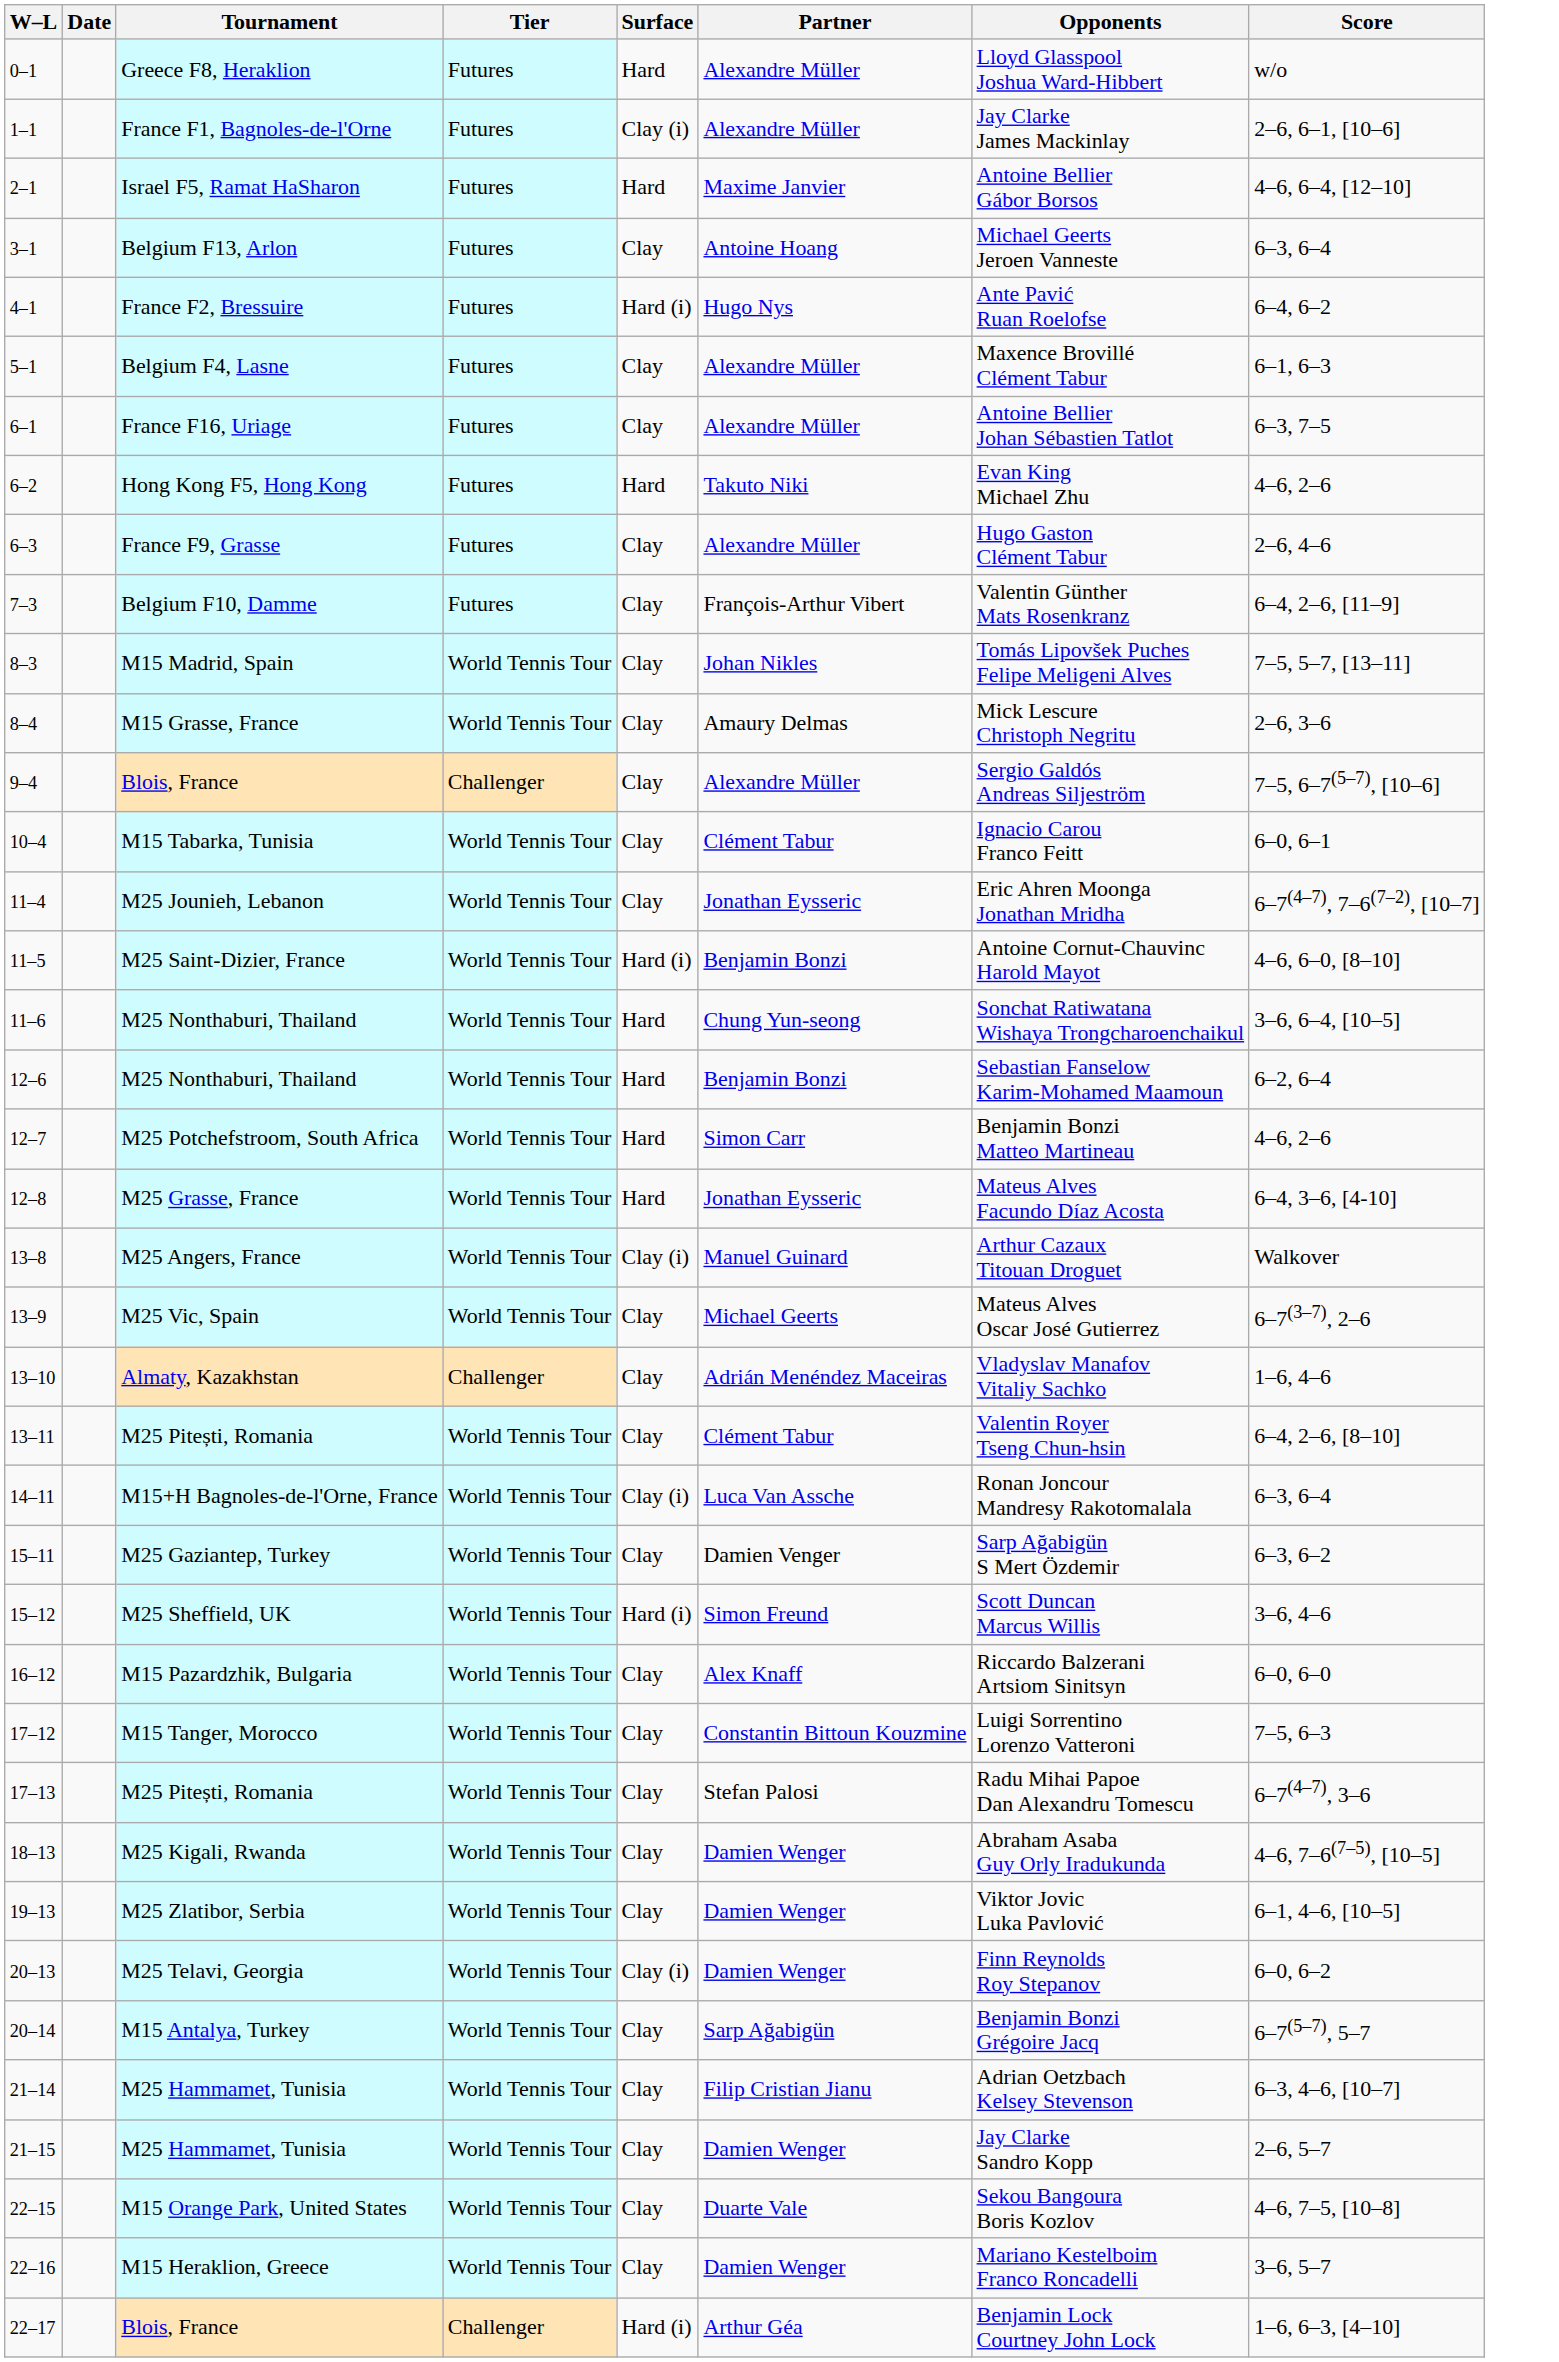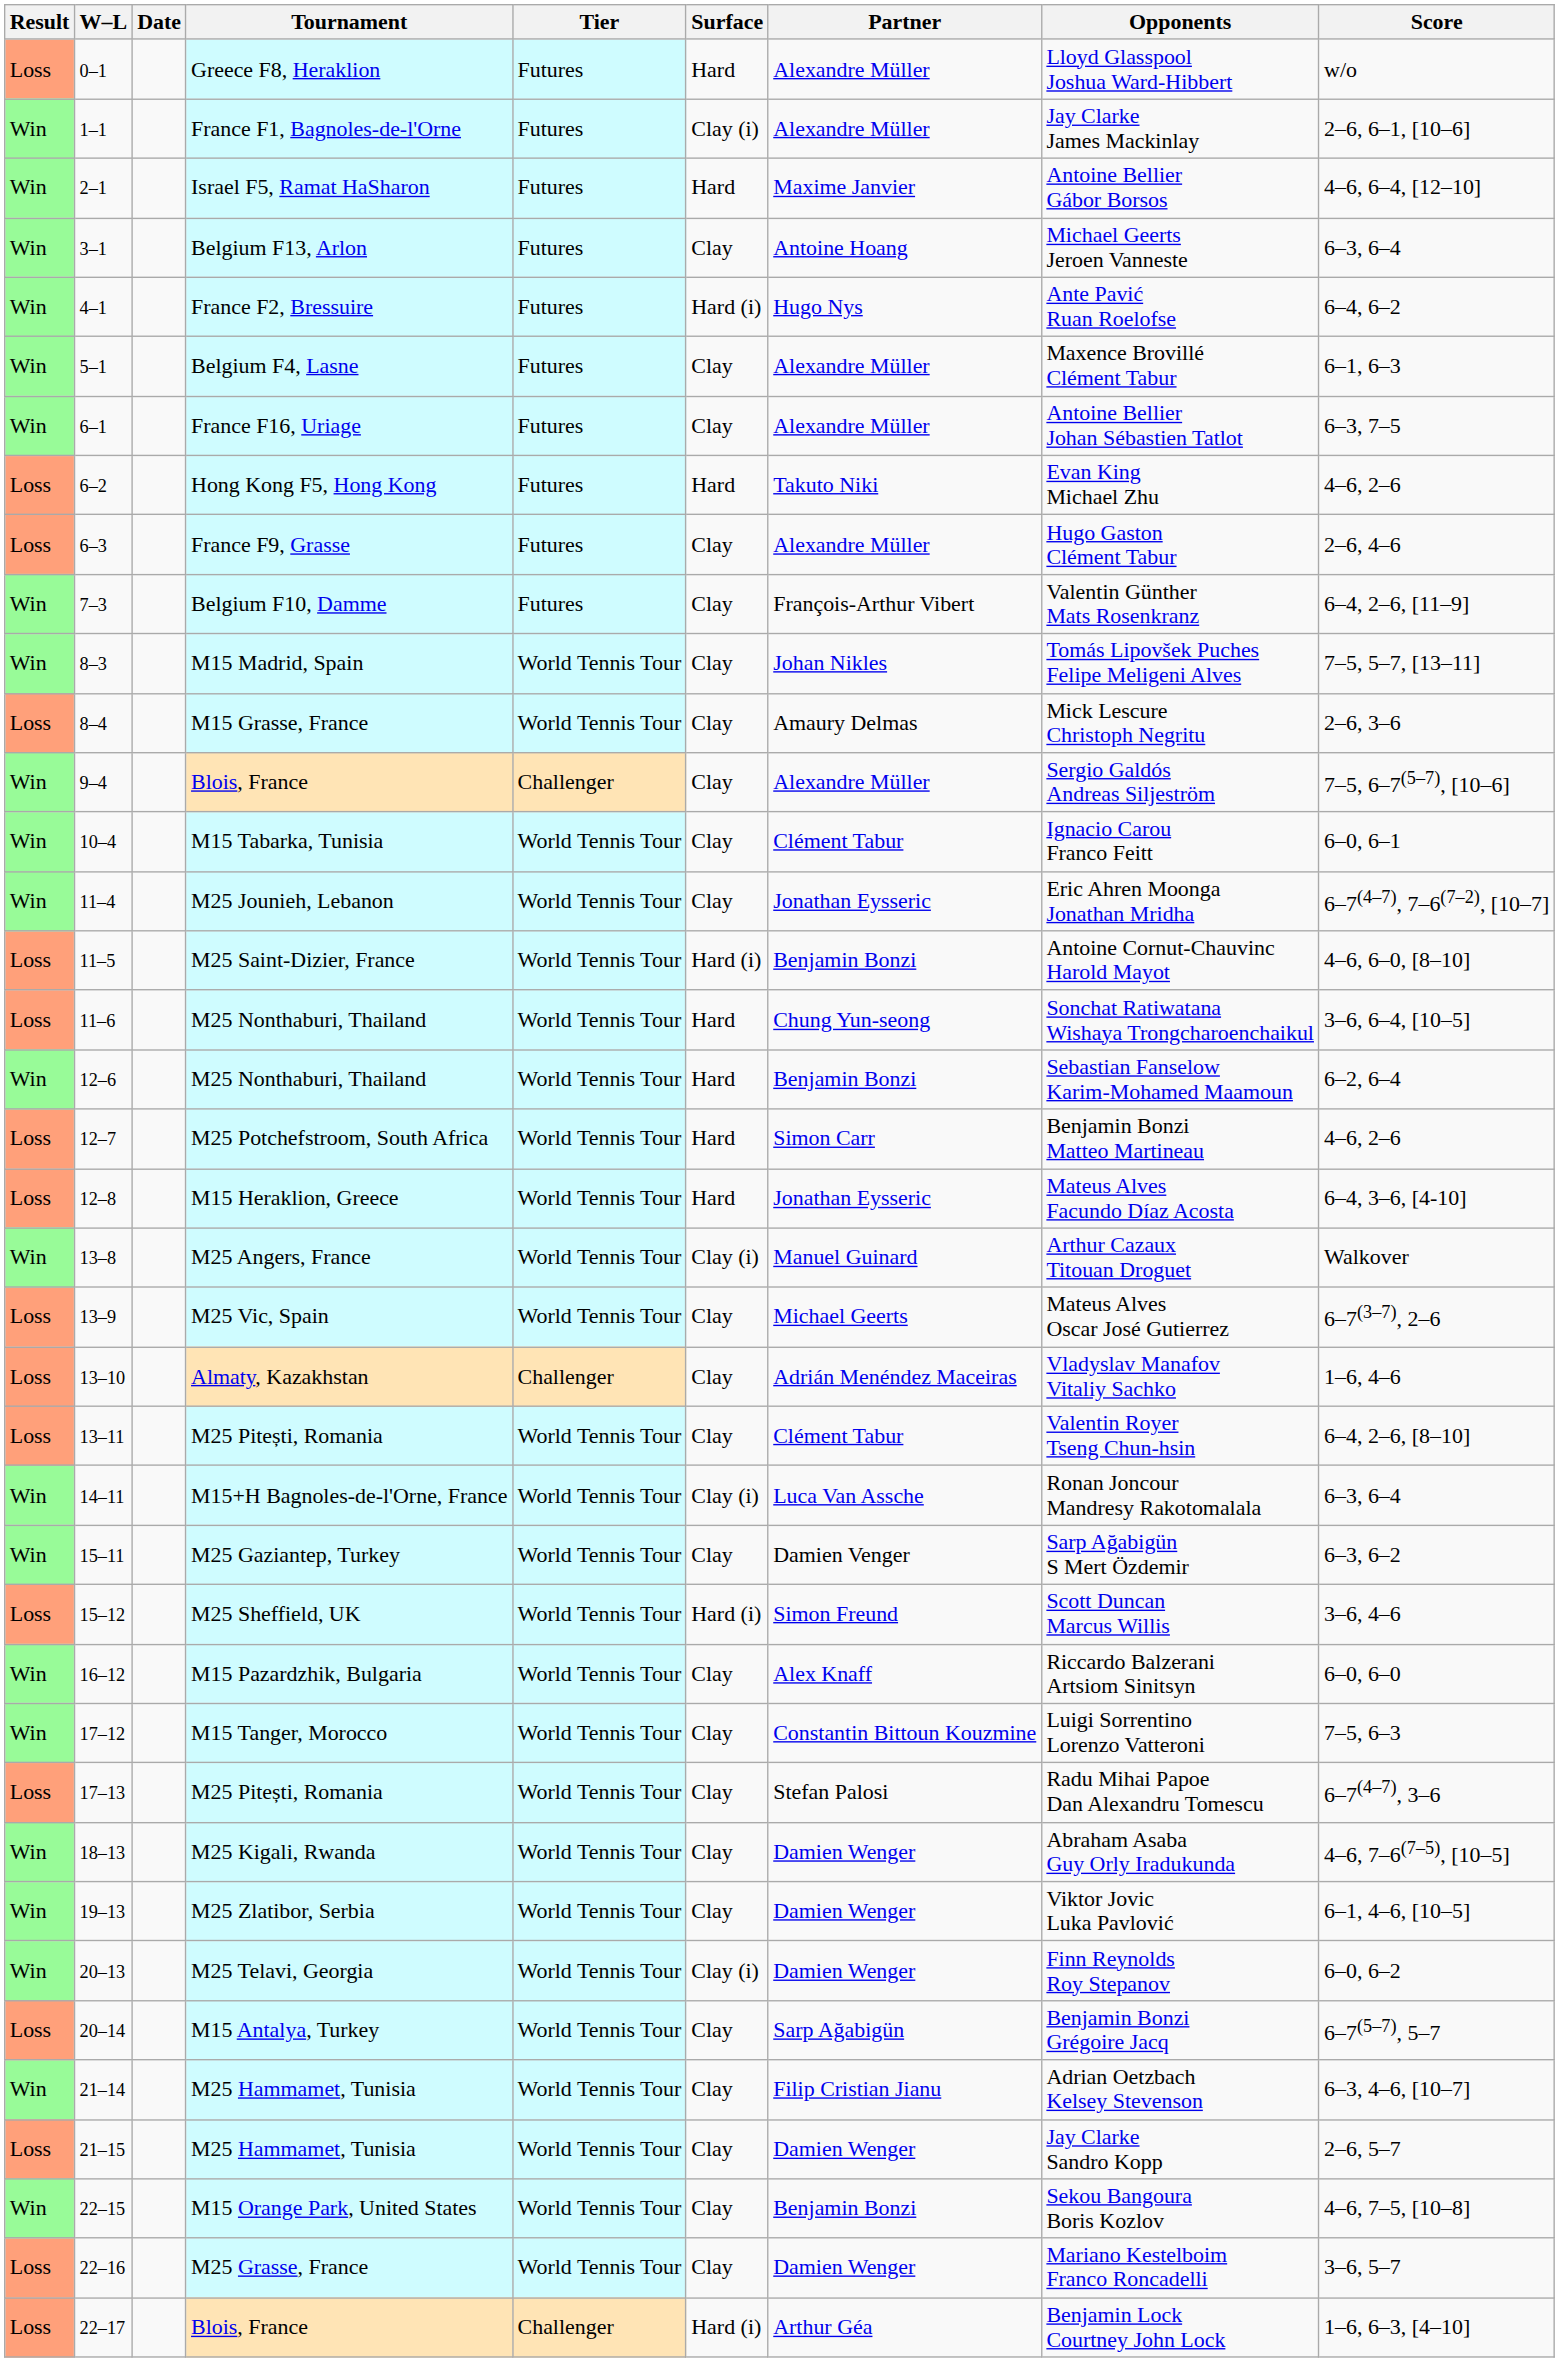+ column: (40, 21)
(210, 1198) M25 Grasse, France -> (295, 1198) M15 Heraklion, Greece
(755, 2208) Duarte Vale -> (845, 2208) Benjamin Bonzi
(225, 2267) M15 Heraklion, Greece -> (280, 2267) M25 Grasse, France
